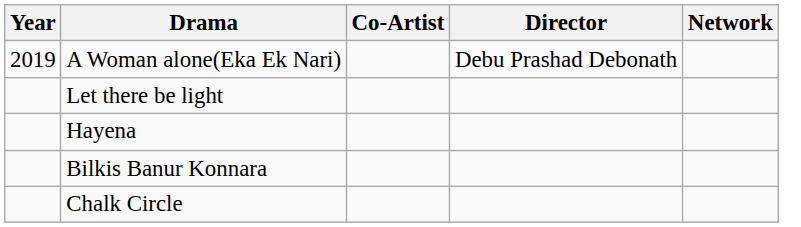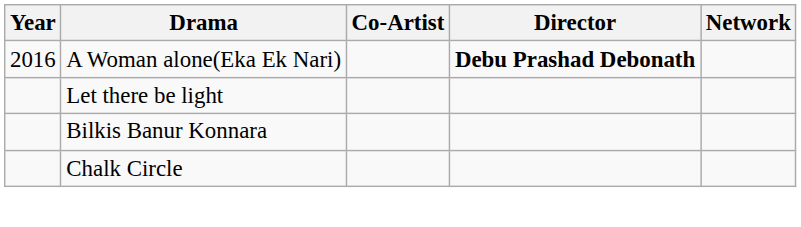(33, 58) 2019 -> (33, 58) 2016
(566, 58) normal -> (575, 58) bold
- row: (101, 131)
